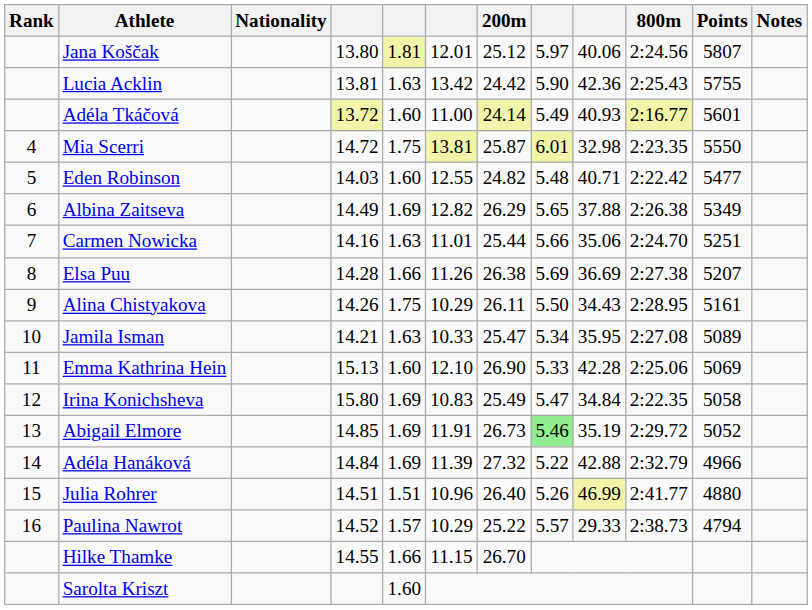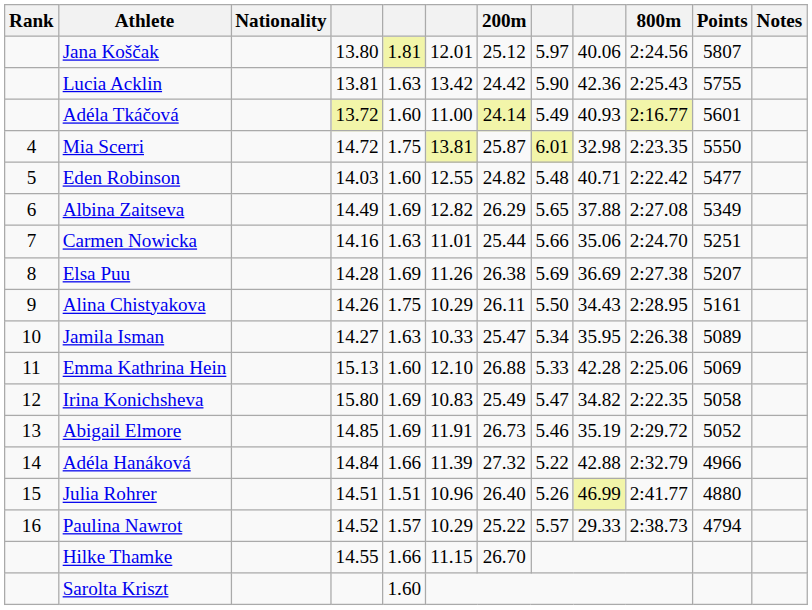(659, 209) 2:26.38 -> (659, 209) 2:27.08
(404, 273) 1.66 -> (404, 273) 1.69
(357, 336) 14.21 -> (357, 336) 14.27
(659, 336) 2:27.08 -> (659, 336) 2:26.38
(504, 367) 26.90 -> (504, 367) 26.88
(599, 399) 34.84 -> (599, 399) 34.82
(552, 431) lightgreen background -> (552, 431) no background
(404, 462) 1.69 -> (404, 462) 1.66
